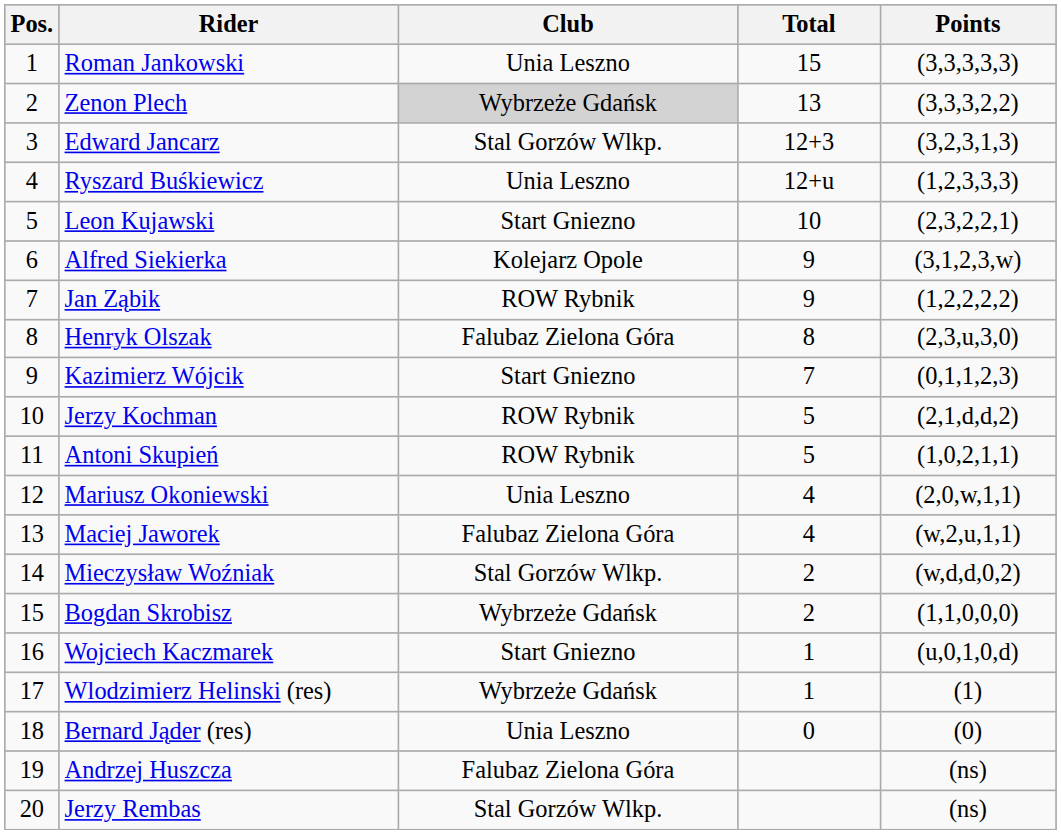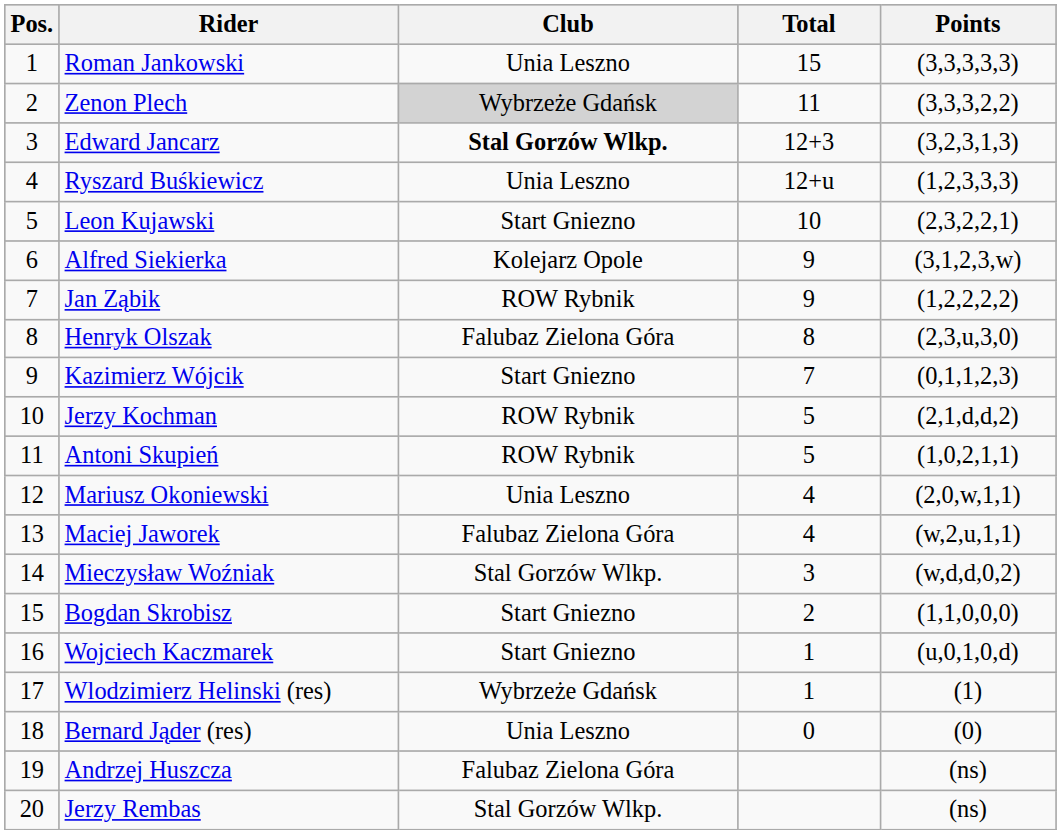(809, 102) 13 -> (809, 102) 11
(568, 141) normal -> (568, 141) bold
(809, 573) 2 -> (809, 573) 3
(568, 612) Wybrzeże Gdańsk -> (568, 612) Start Gniezno
